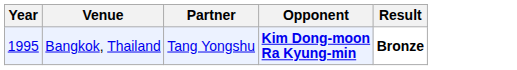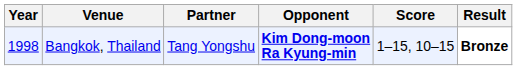+ column: (416, 16)
(23, 46) 1995 -> (23, 46) 1998
